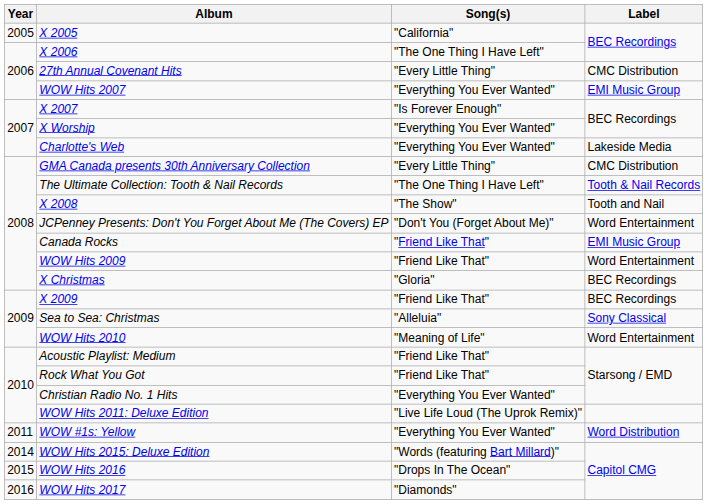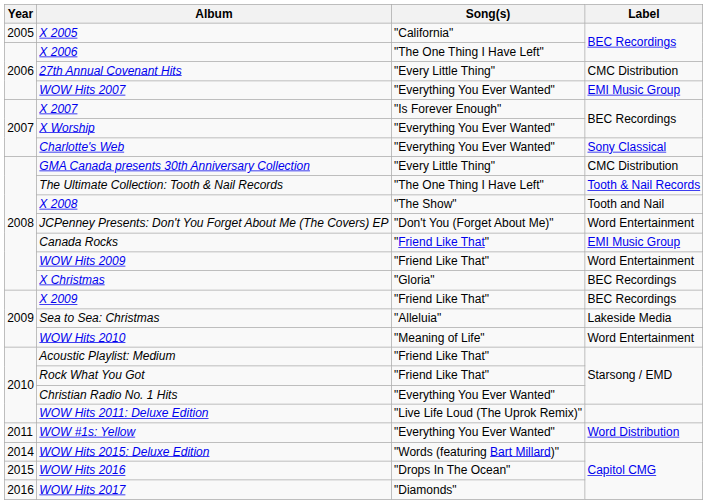(630, 147) Lakeside Media -> (627, 147) Sony Classical
(627, 318) Sony Classical -> (630, 318) Lakeside Media
